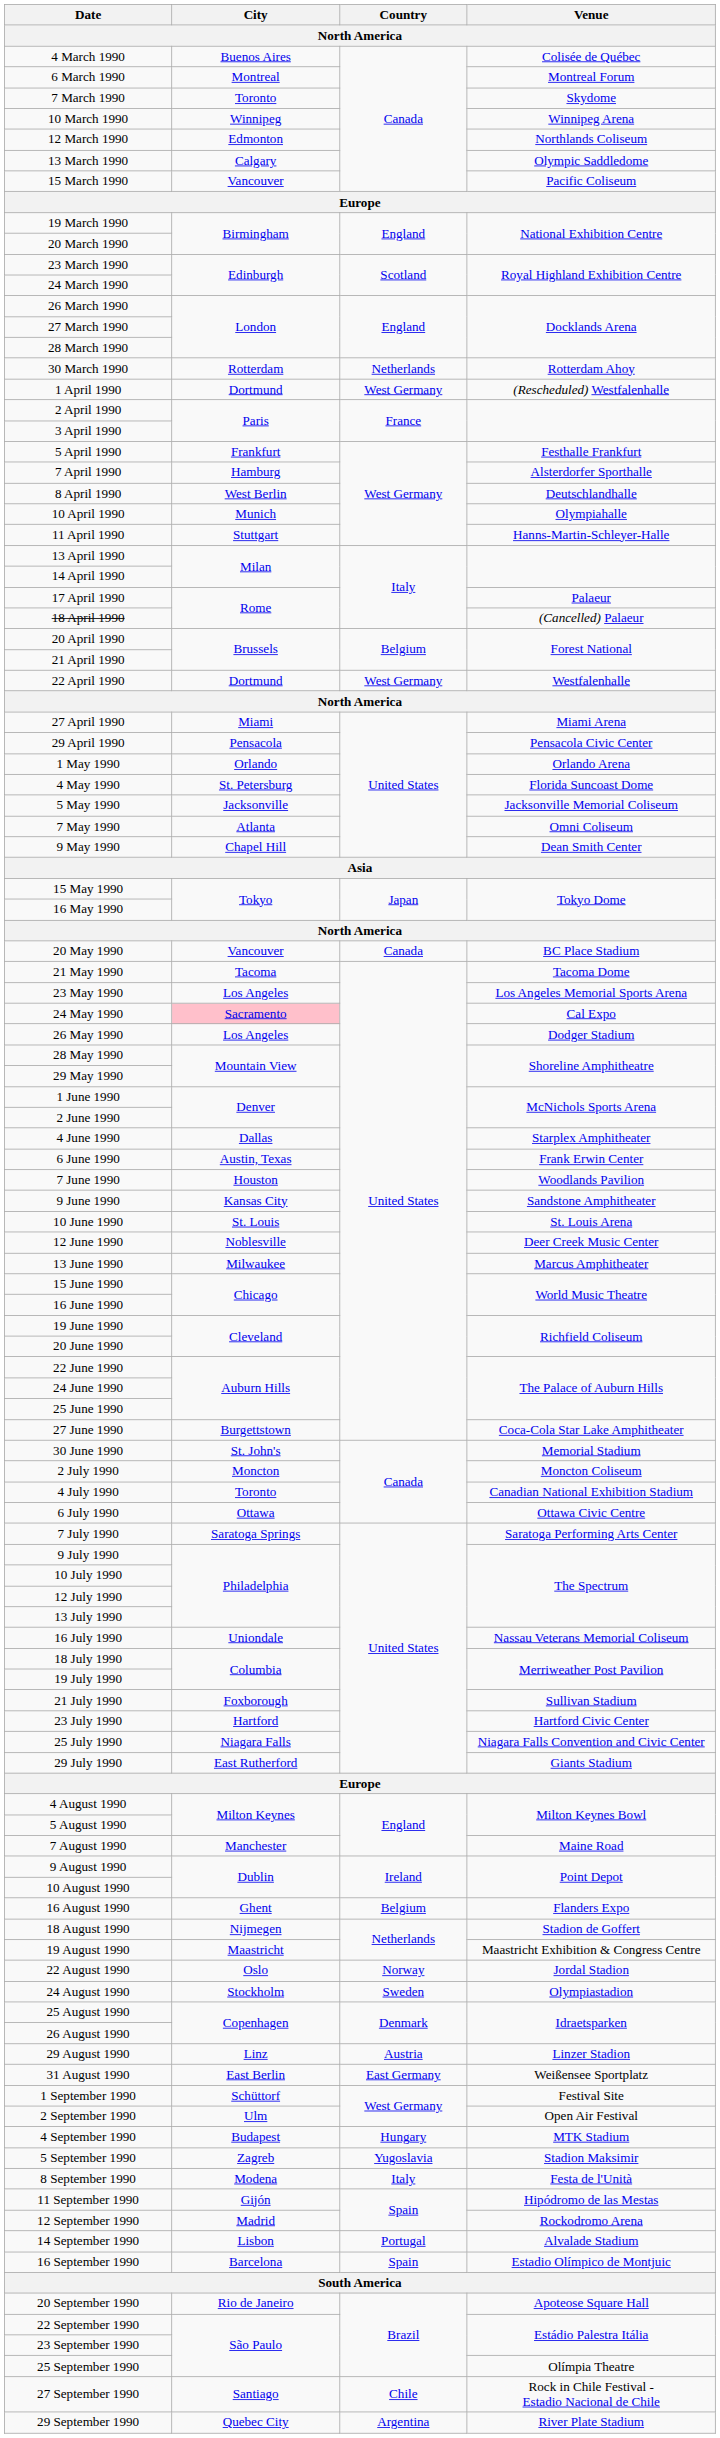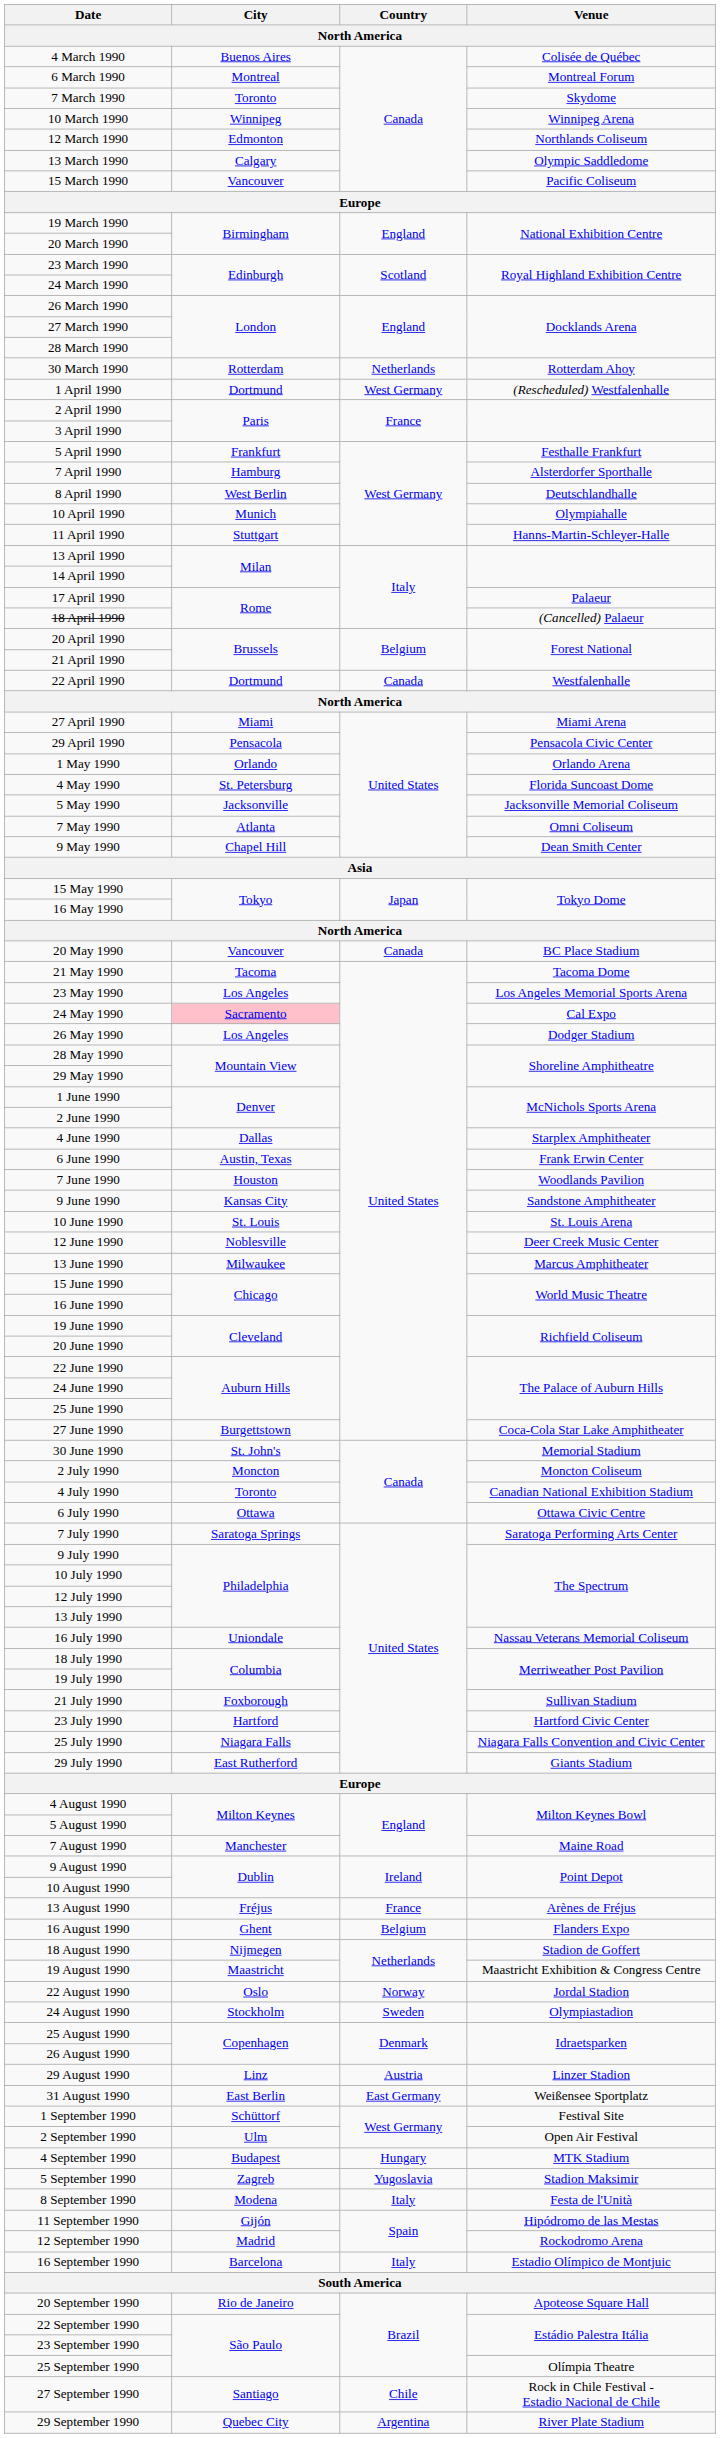(403, 680) West Germany -> (403, 680) Canada
+ row: (88, 1908)
- row: (88, 2241)
(403, 2262) Spain -> (403, 2262) Italy
